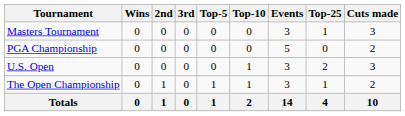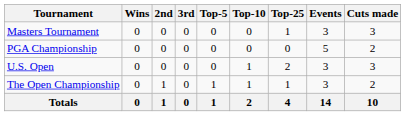columns swapped: (325, 13) <-> (287, 13)
